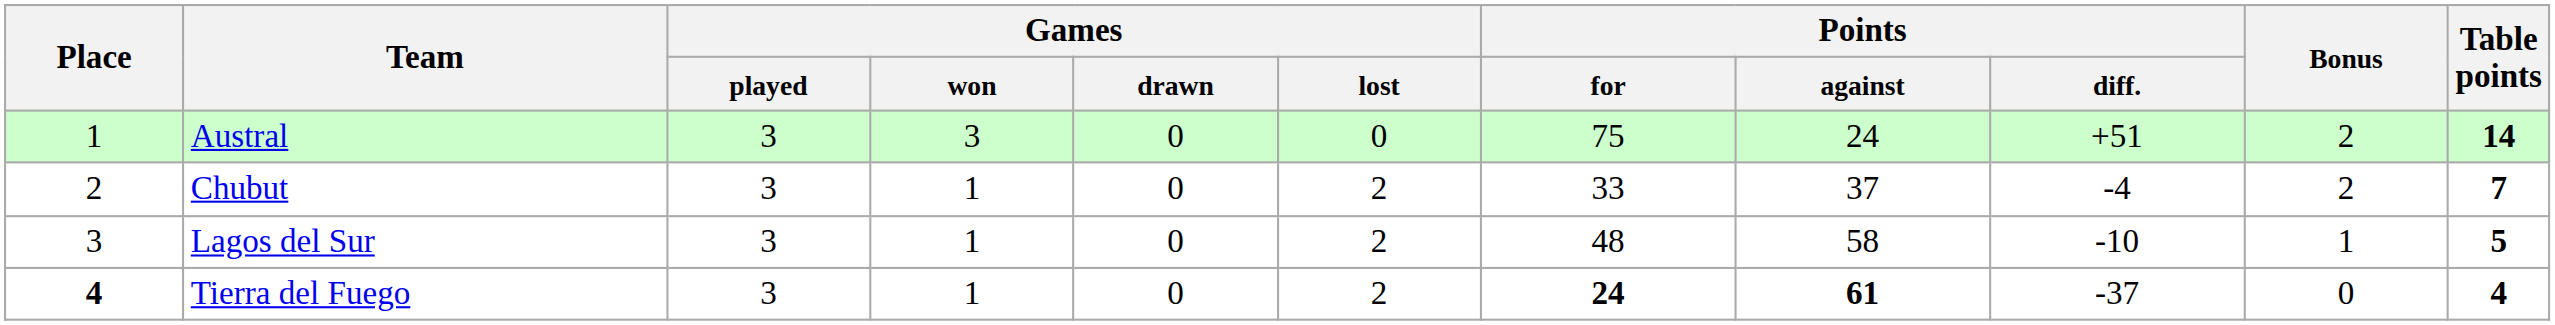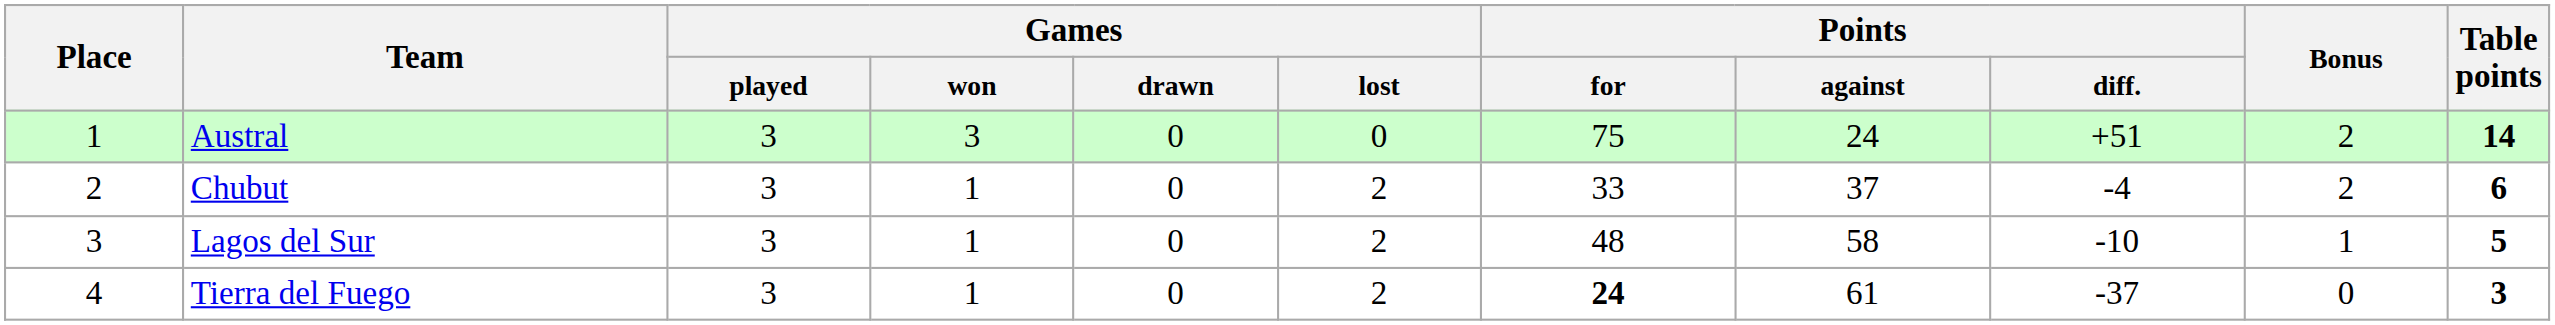(2499, 188) 7 -> (2499, 188) 6
(94, 293) bold -> (94, 293) normal
(1863, 293) bold -> (1863, 293) normal
(2499, 293) 4 -> (2499, 293) 3
